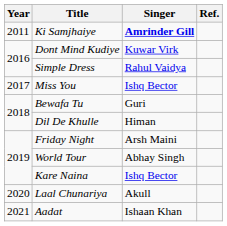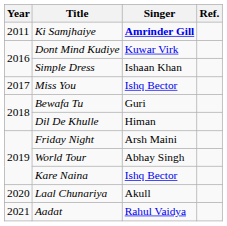(155, 67) Rahul Vaidya -> (153, 67) Ishaan Khan
(153, 211) Ishaan Khan -> (155, 211) Rahul Vaidya
